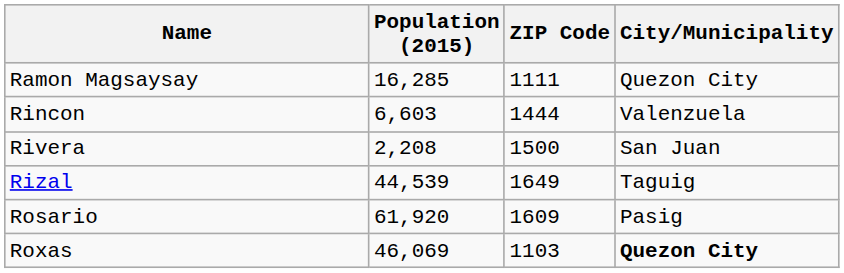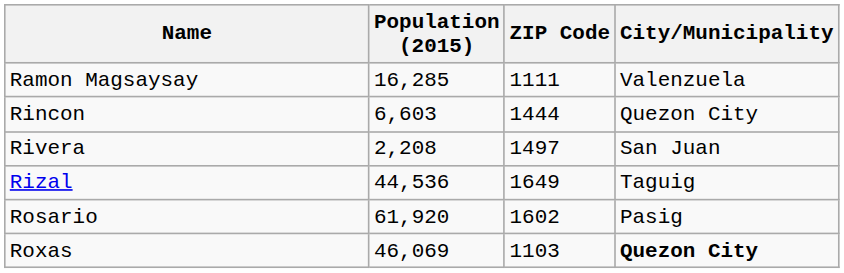(689, 80) Quezon City -> (683, 80) Valenzuela
(683, 114) Valenzuela -> (689, 114) Quezon City
(535, 148) 1500 -> (535, 148) 1497
(412, 182) 44,539 -> (412, 182) 44,536
(535, 217) 1609 -> (535, 217) 1602
